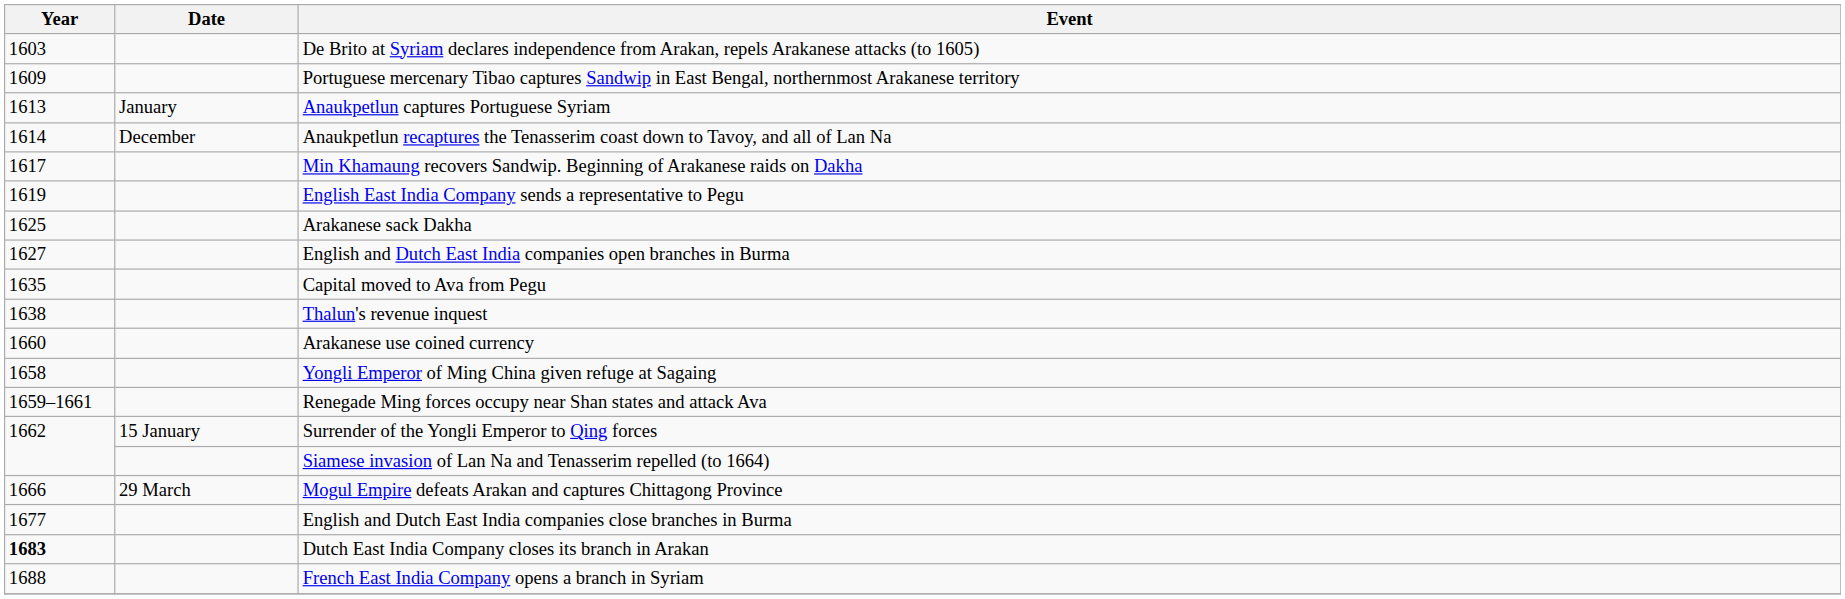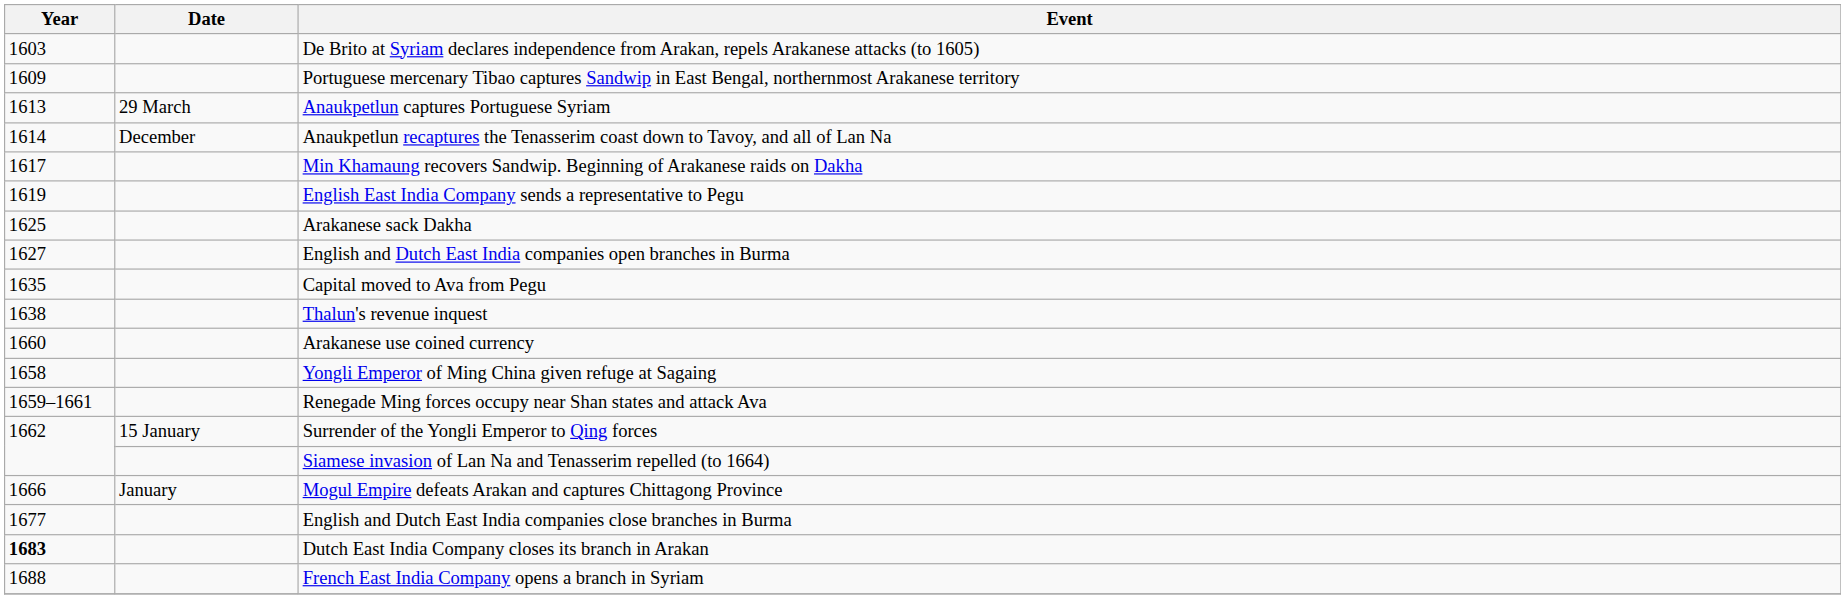(148, 107) January -> (155, 107) 29 March
(155, 490) 29 March -> (148, 490) January
